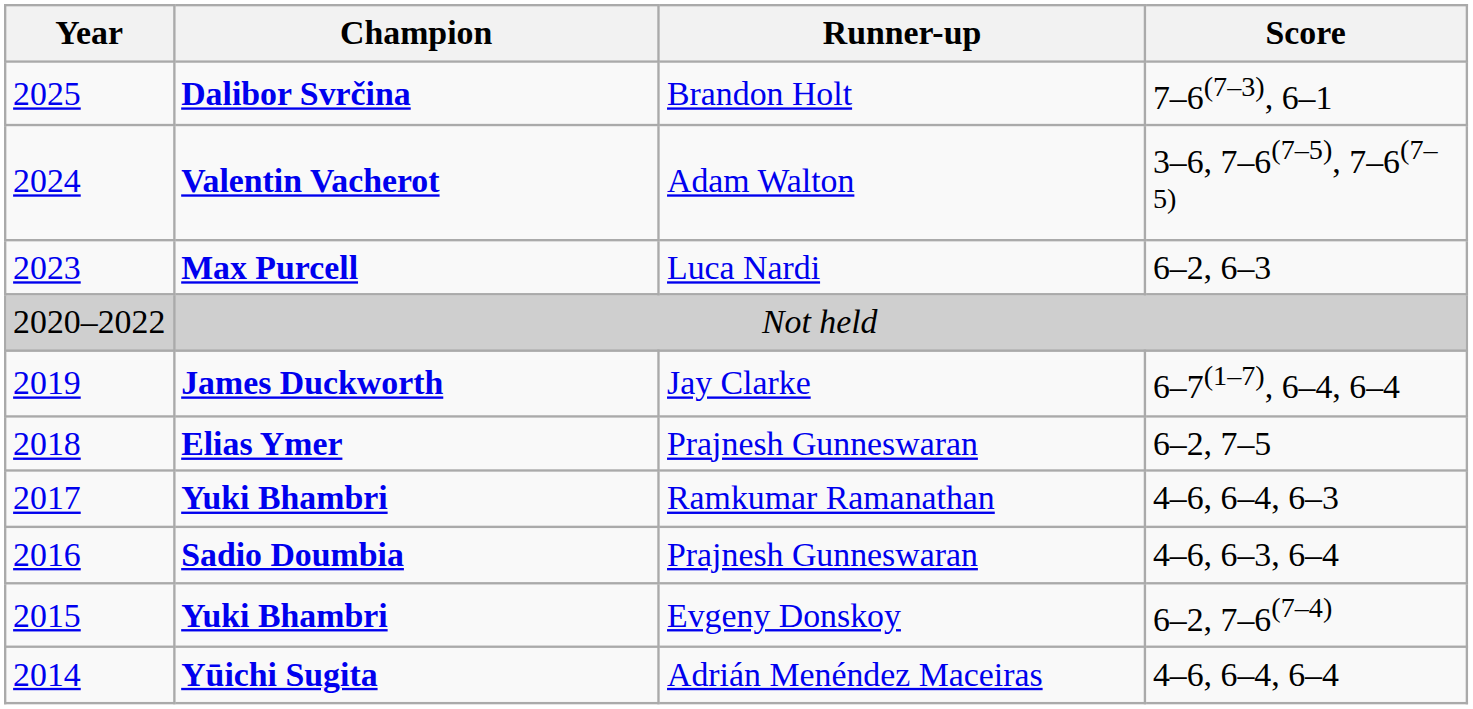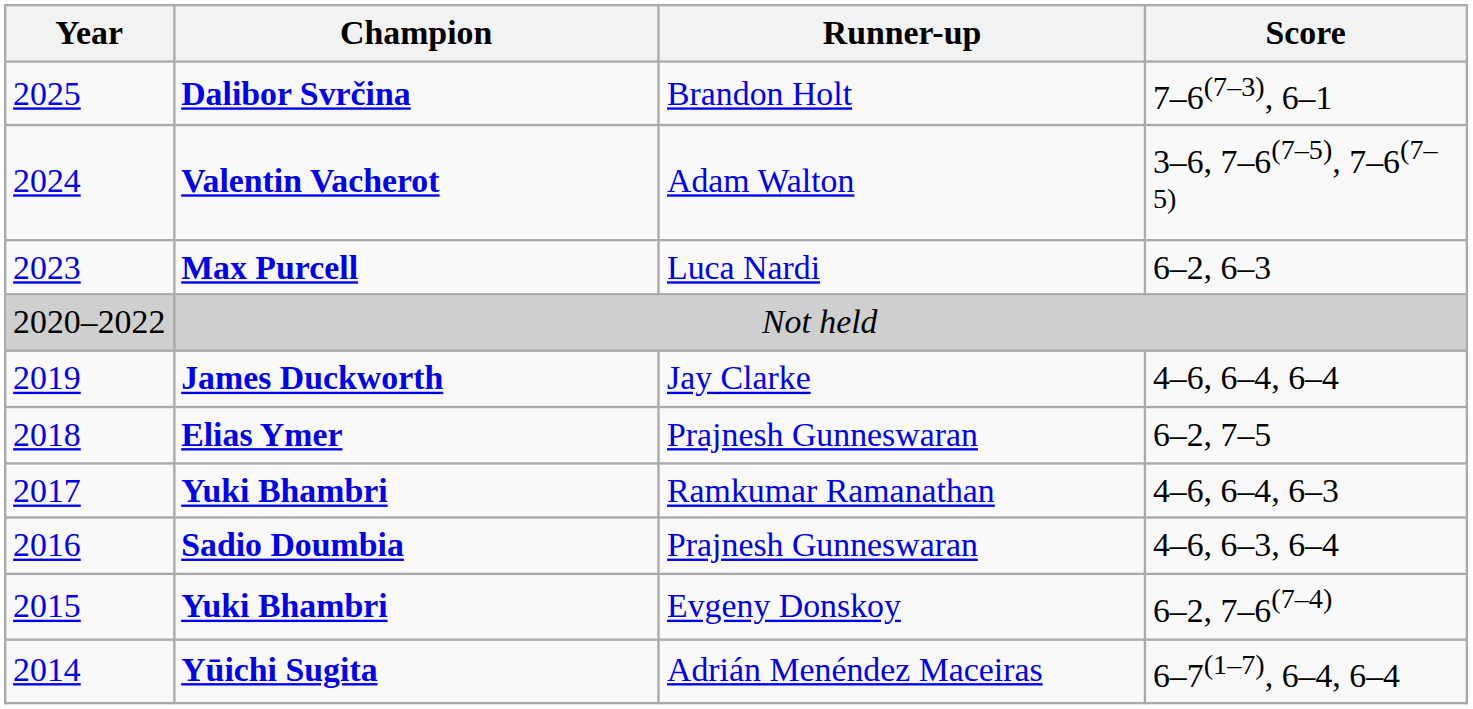(1276, 383) 6–7(1–7), 6–4, 6–4 -> (1246, 378) 4–6, 6–4, 6–4
(1246, 675) 4–6, 6–4, 6–4 -> (1276, 671) 6–7(1–7), 6–4, 6–4
